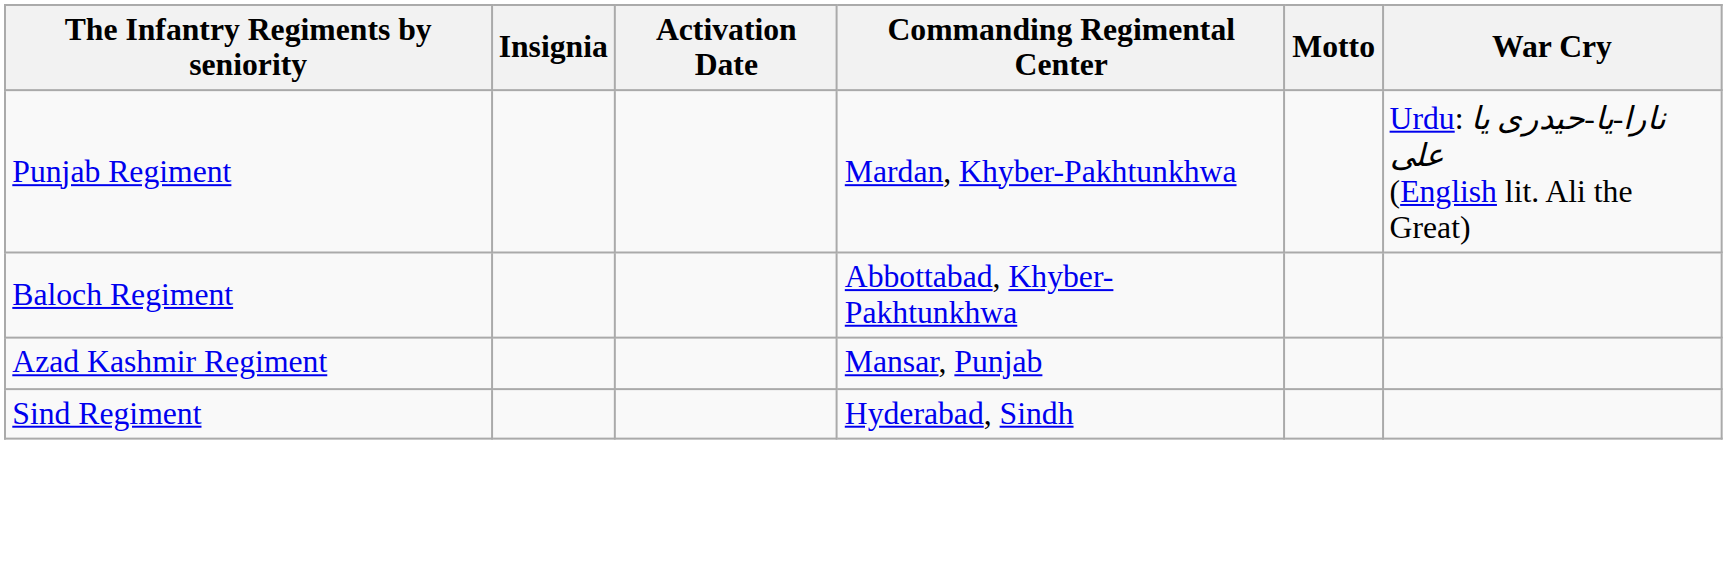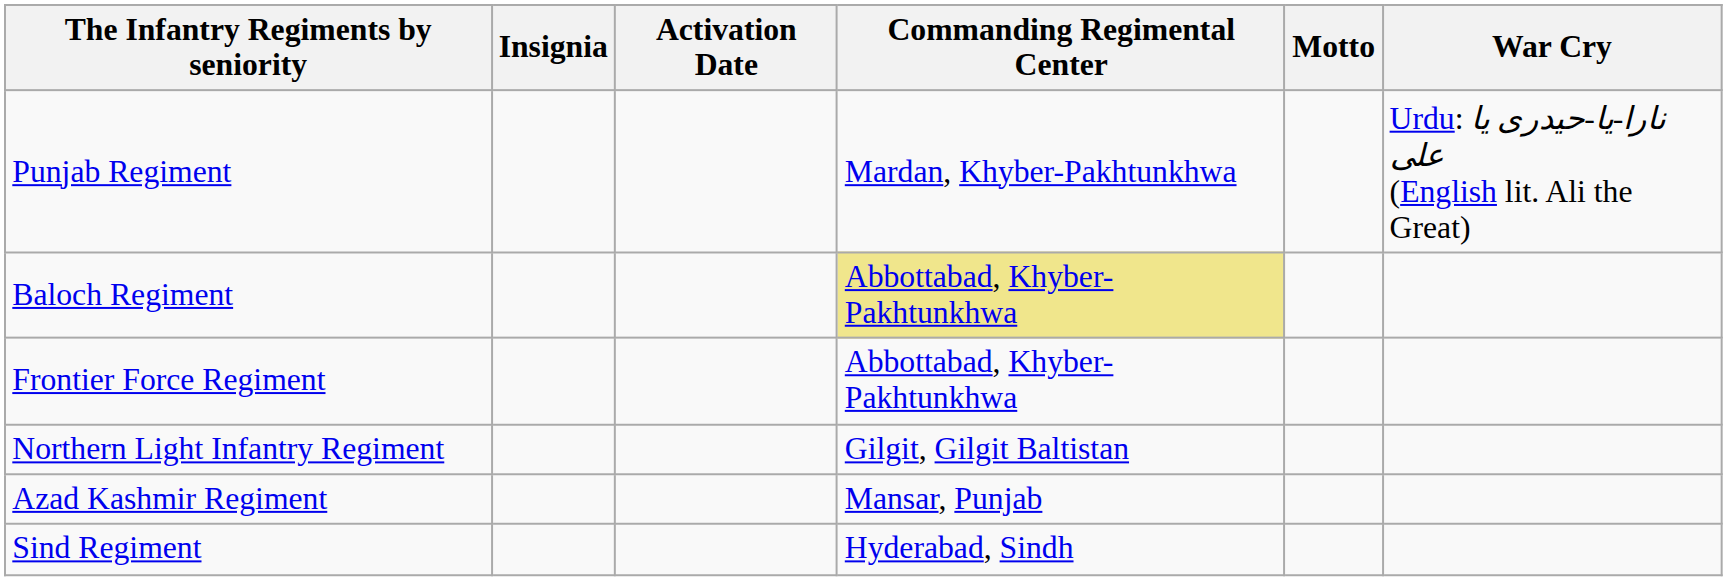(979, 294) no background -> (979, 294) khaki background
+ row: (169, 380)
+ row: (228, 448)
